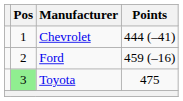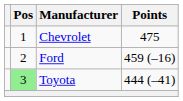(150, 37) 444 (–41) -> (150, 37) 475
(150, 80) 475 -> (150, 80) 444 (–41)
